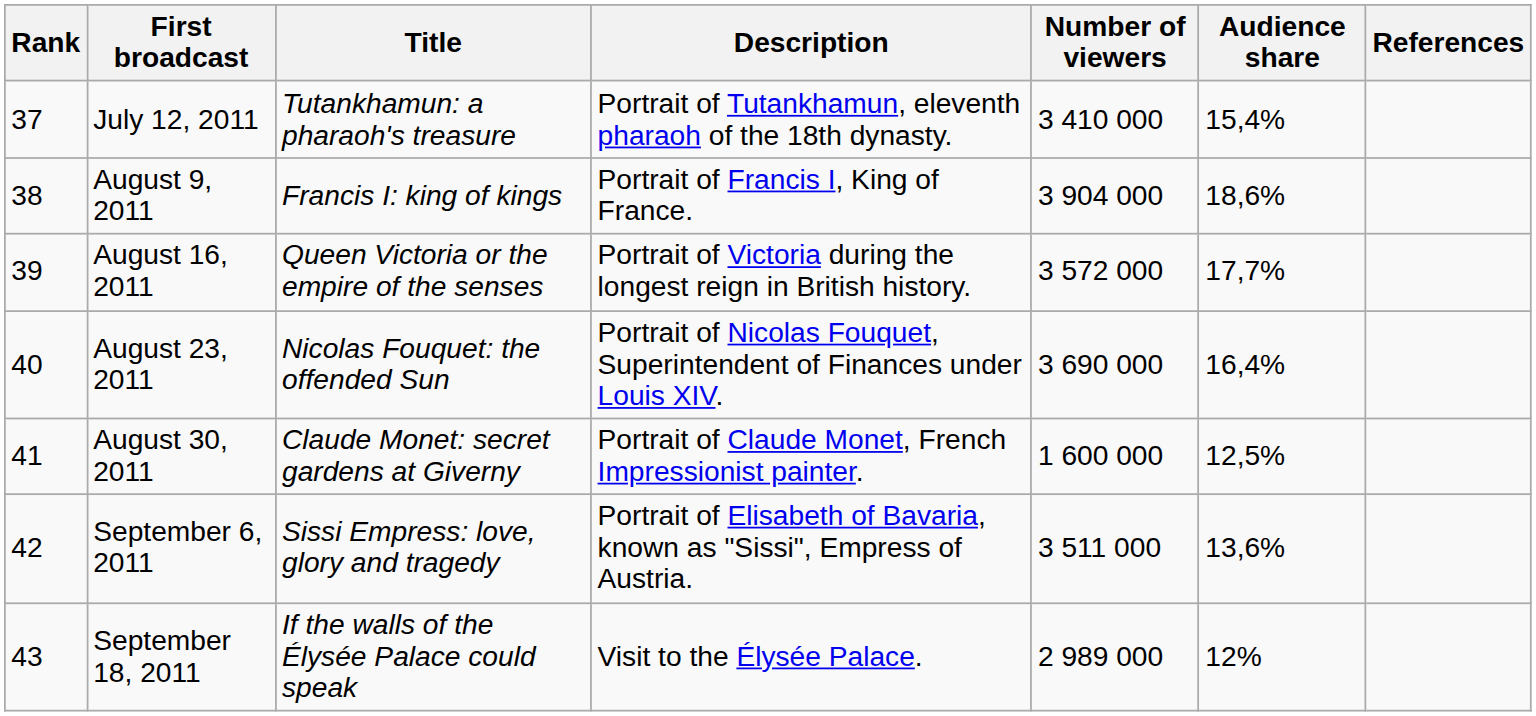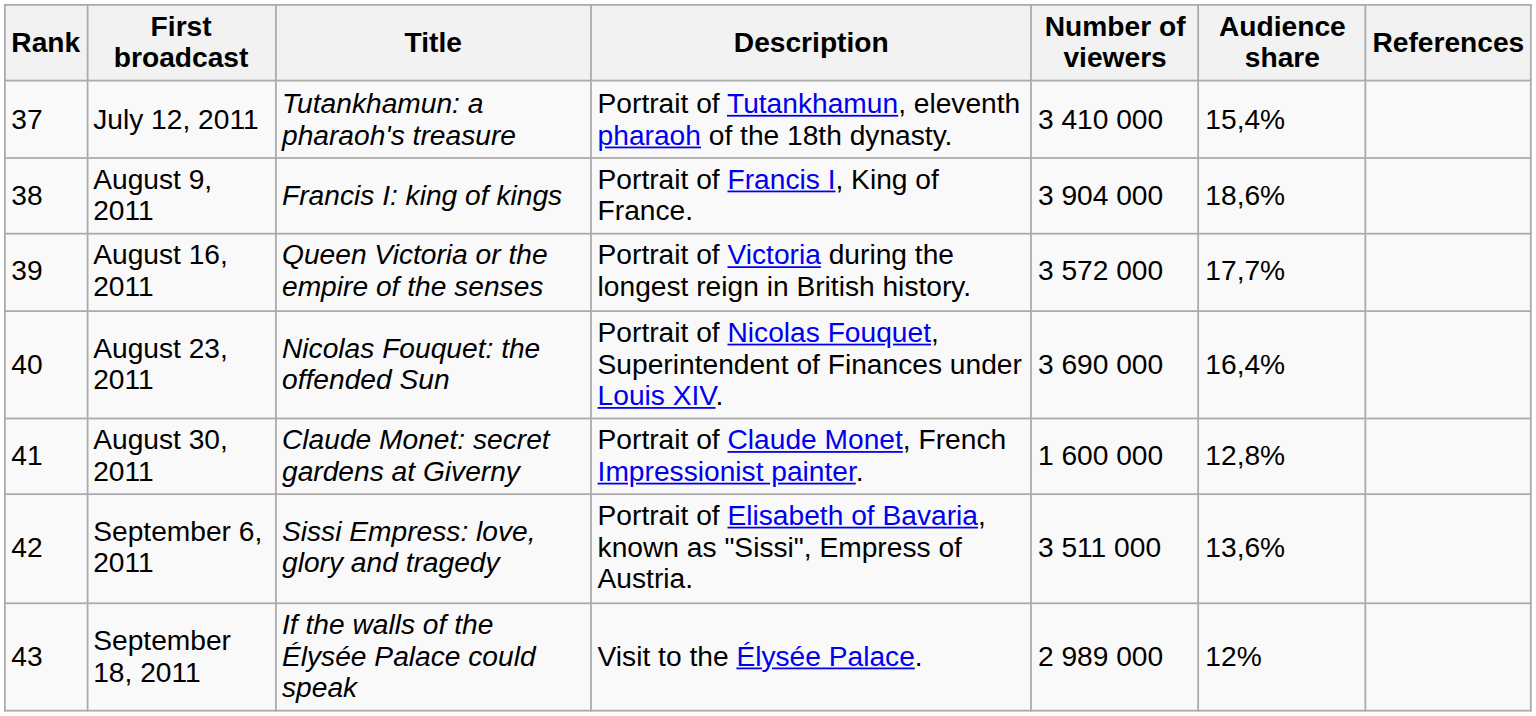(1245, 456) 12,5% -> (1245, 456) 12,8%
